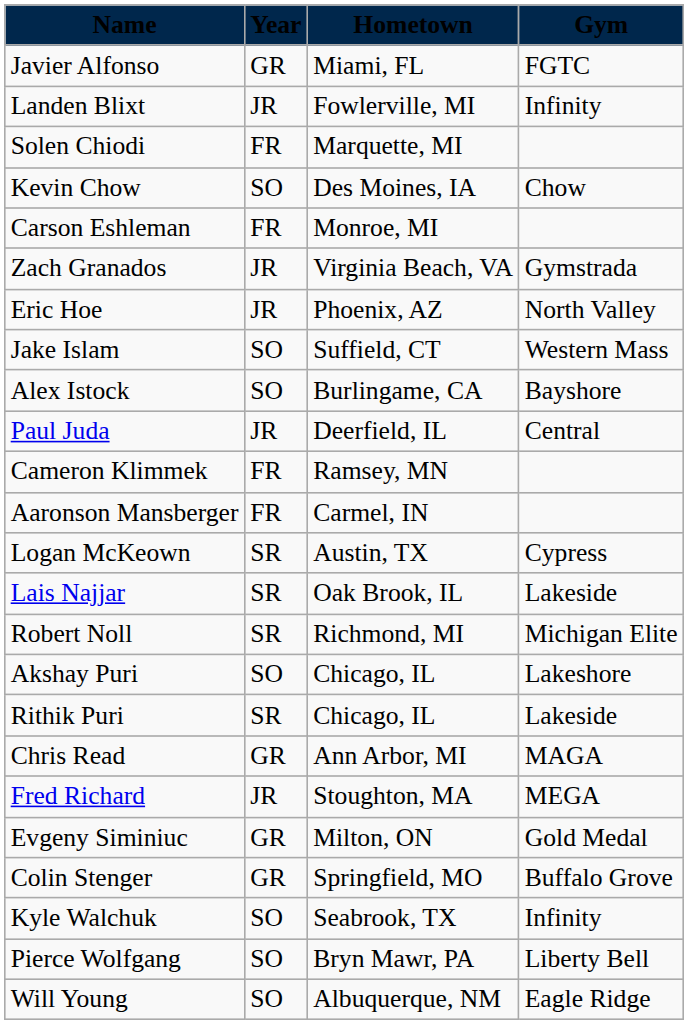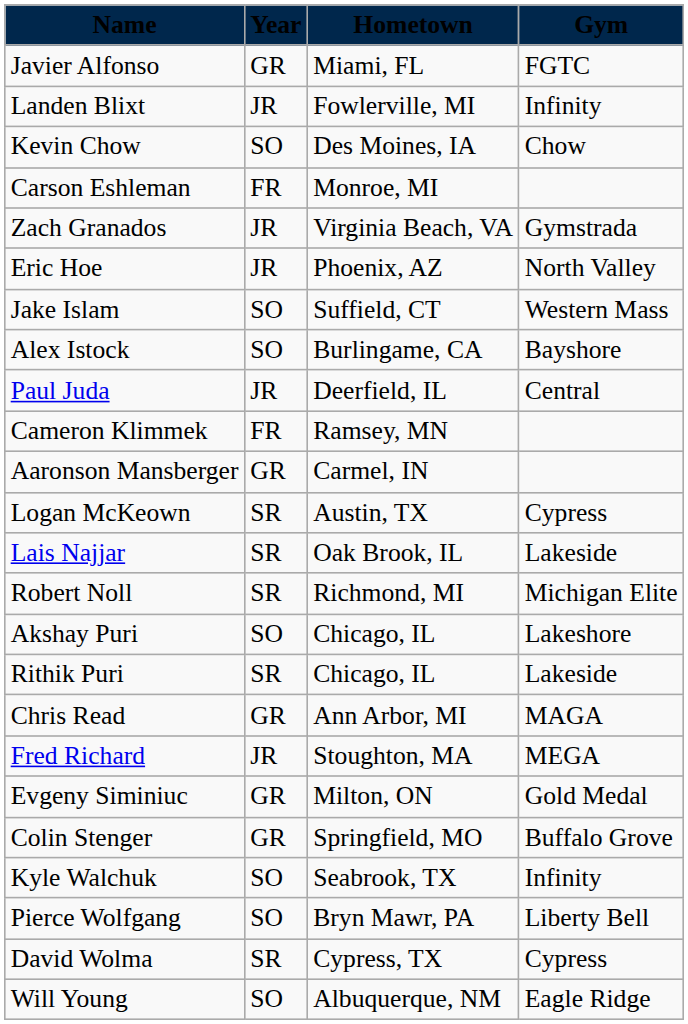- row: (78, 146)
(266, 512) FR -> (268, 471) GR
+ row: (82, 958)
